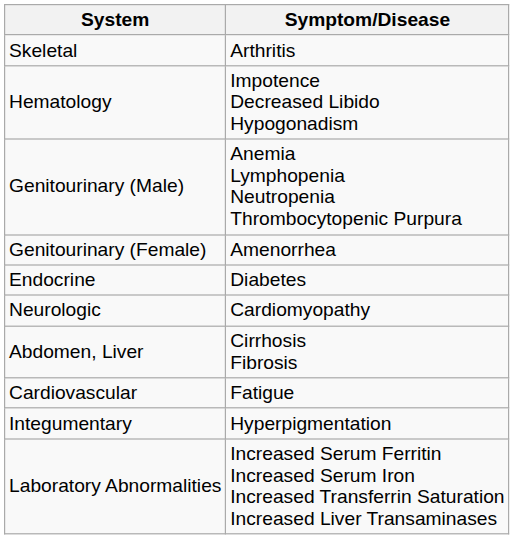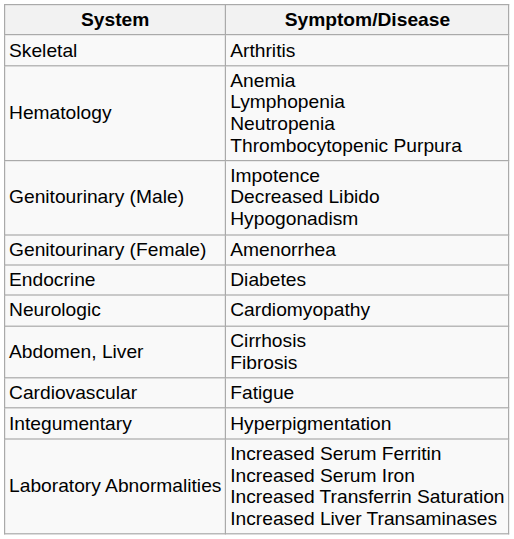(305, 102) Impotence Decreased Libido Hypogonadism -> (346, 113) Anemia Lymphopenia Neutropenia Thrombocytopenic Purpura
(346, 186) Anemia Lymphopenia Neutropenia Thrombocytopenic Purpura -> (305, 197) Impotence Decreased Libido Hypogonadism
